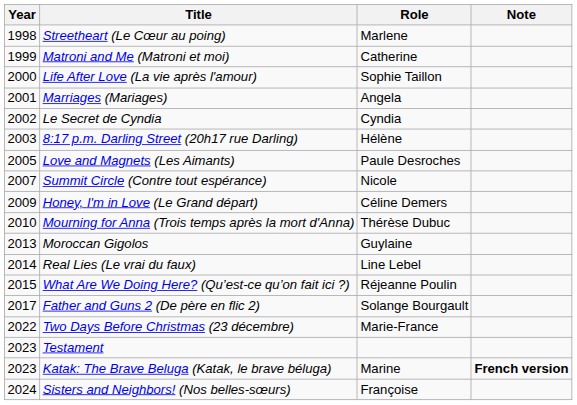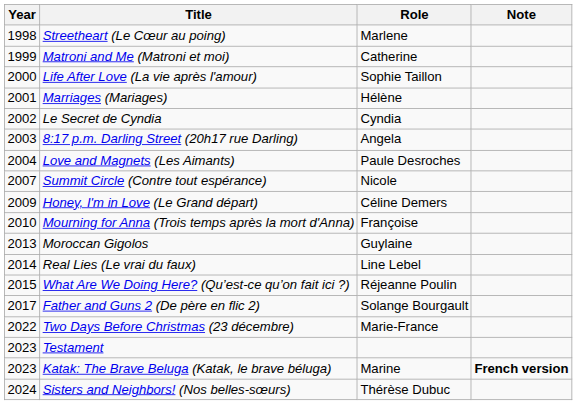(381, 98) Angela -> (381, 98) Hélène
(381, 139) Hélène -> (381, 139) Angela
(22, 160) 2005 -> (22, 160) 2004
(405, 222) Thérèse Dubuc -> (389, 222) Françoise
(389, 389) Françoise -> (405, 389) Thérèse Dubuc
